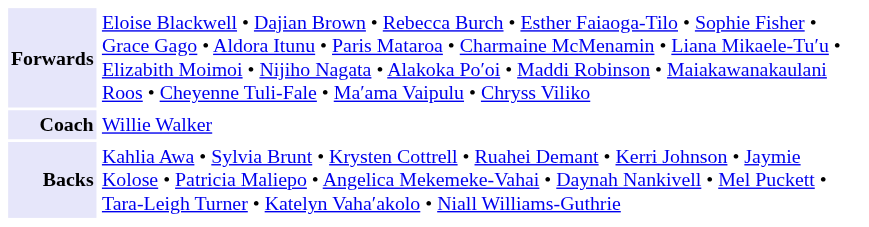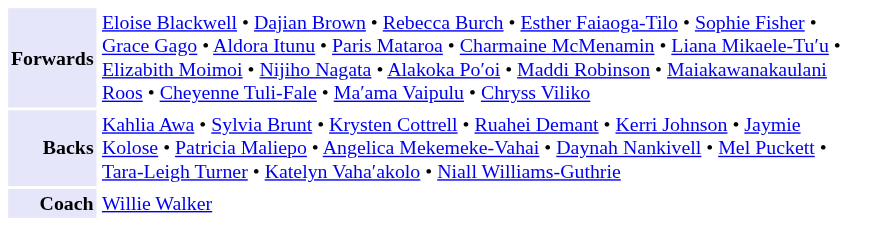rows swapped: (68, 179) <-> (67, 124)
